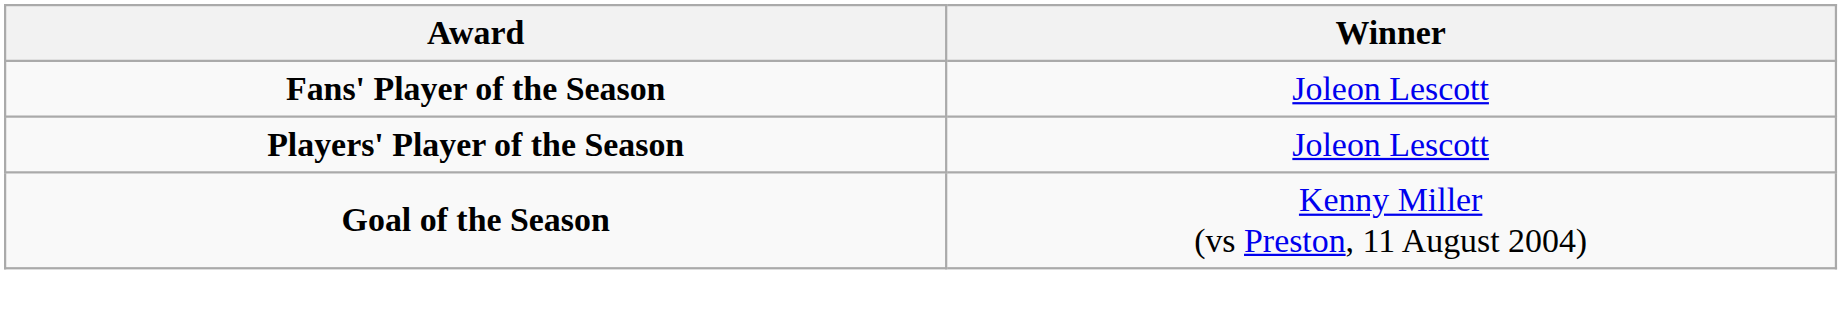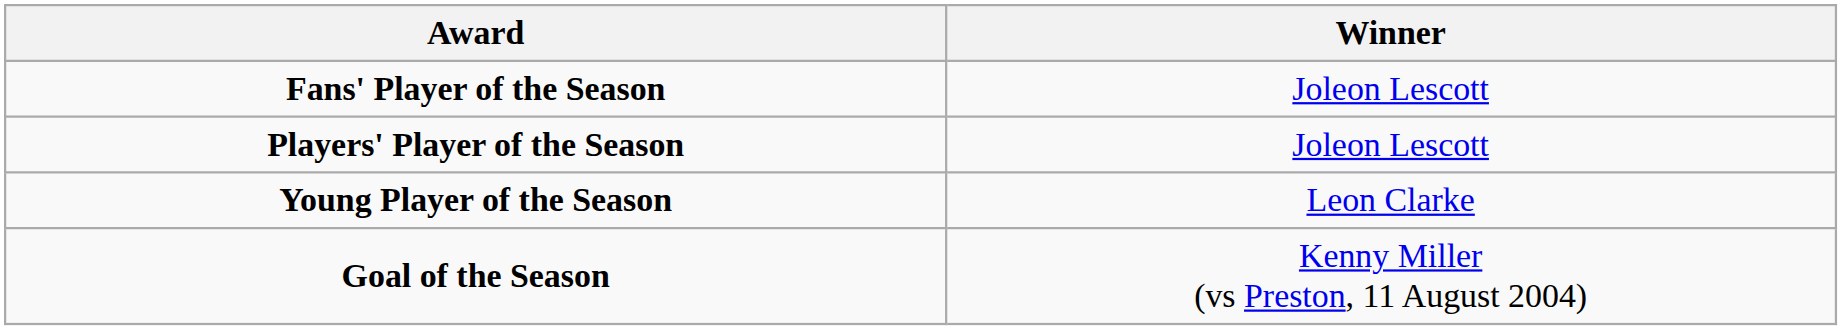+ row: (476, 200)
